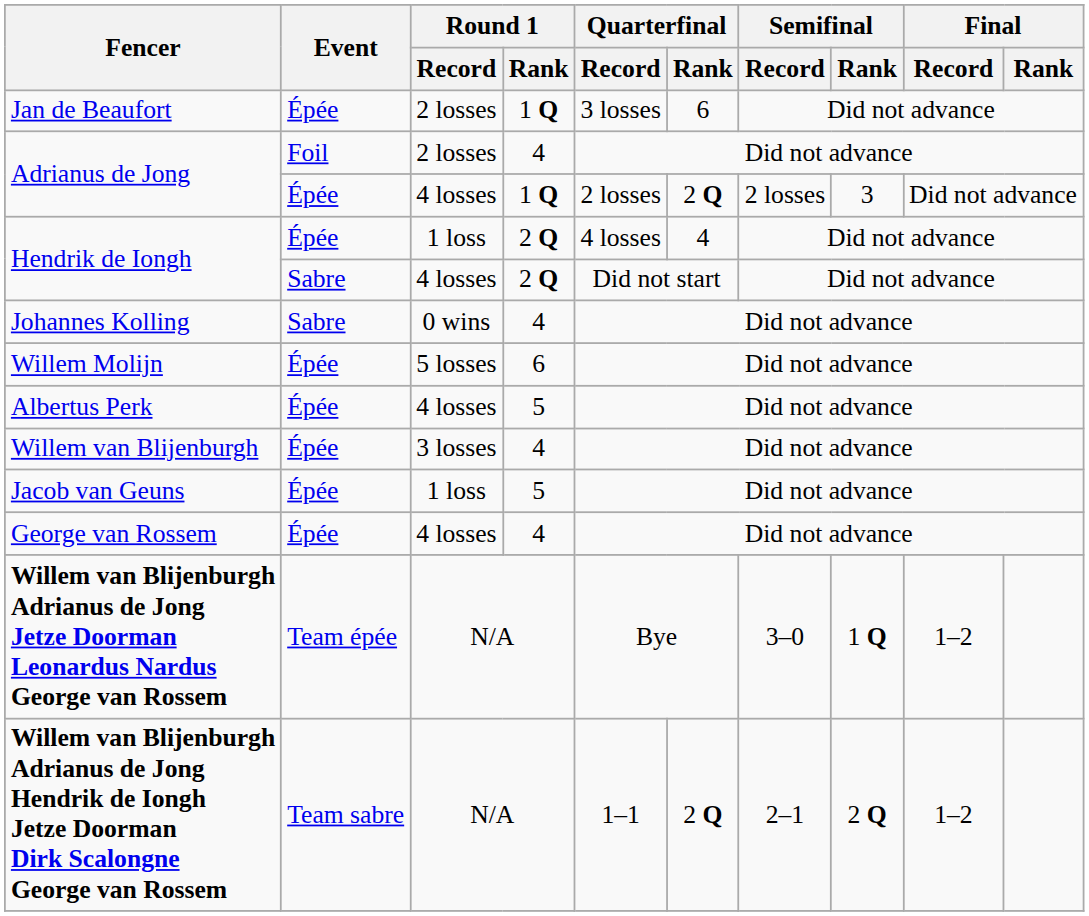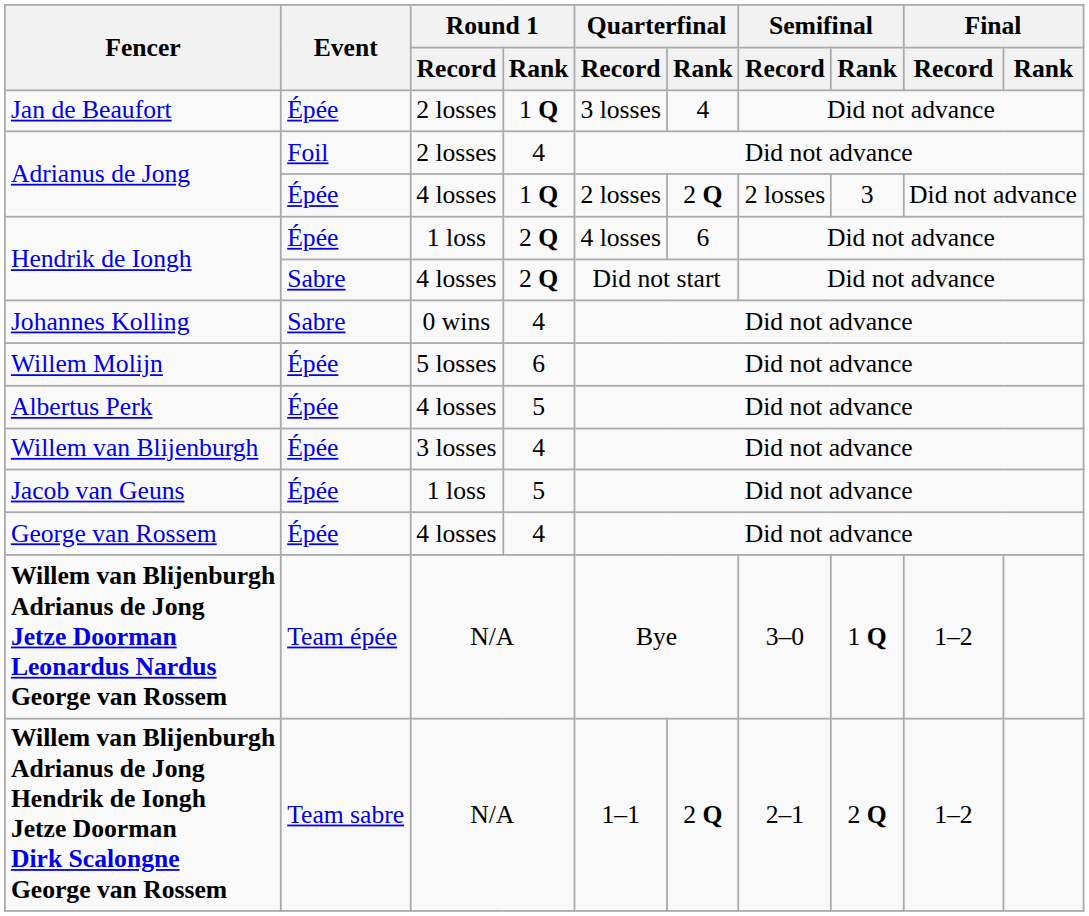(703, 110) 6 -> (703, 110) 4
(703, 237) 4 -> (703, 237) 6
